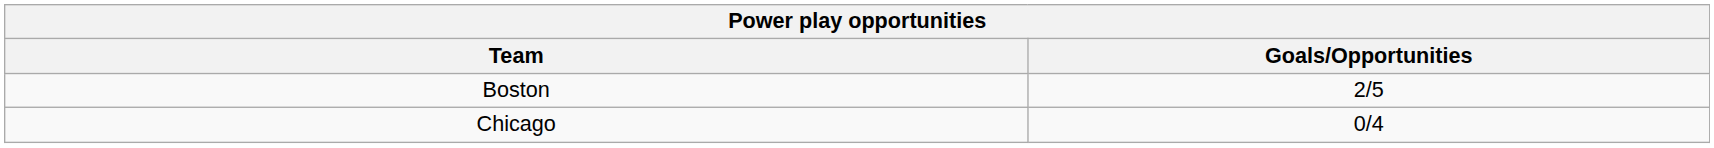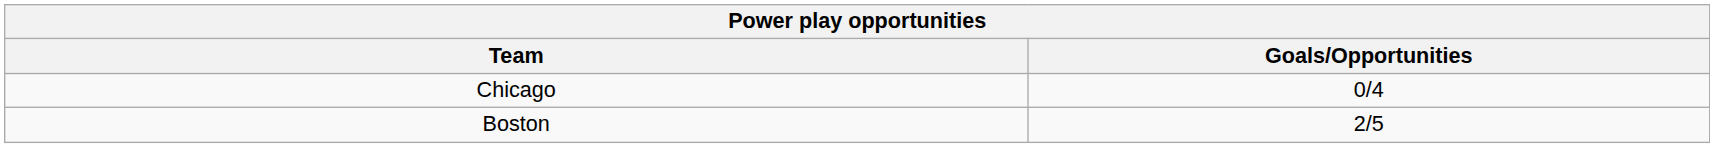rows swapped: (516, 90) <-> (516, 124)
